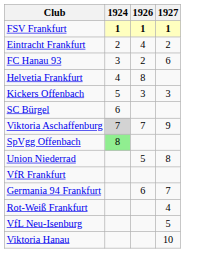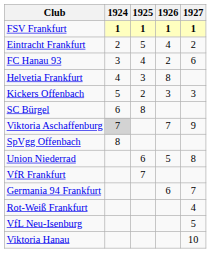+ column: (143, 12)
(118, 142) lightgreen background -> (118, 142) no background
